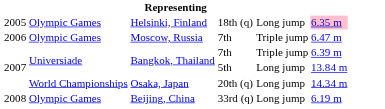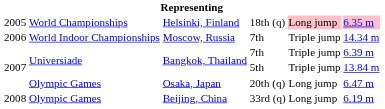(65, 22) Olympic Games -> (78, 22) World Championships
(281, 22) no background -> (313, 22) pink background
(65, 37) Olympic Games -> (94, 37) World Indoor Championships
(326, 37) 6.47 m -> (361, 37) 14.34 m
(281, 68) Long jump -> (314, 68) Triple jump
(78, 83) World Championships -> (65, 83) Olympic Games
(329, 83) 14.34 m -> (359, 83) 6.47 m
